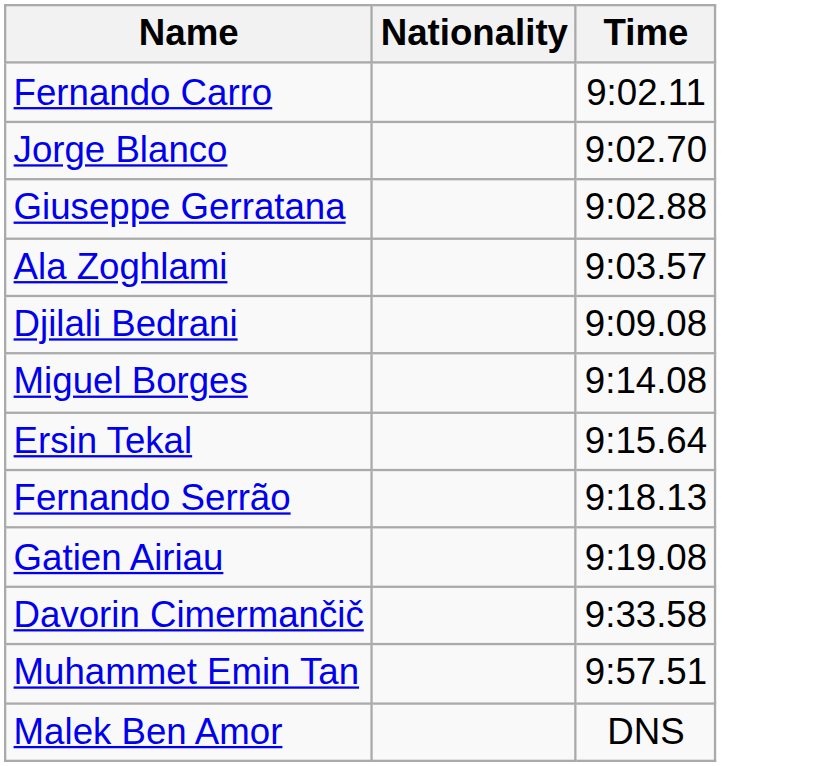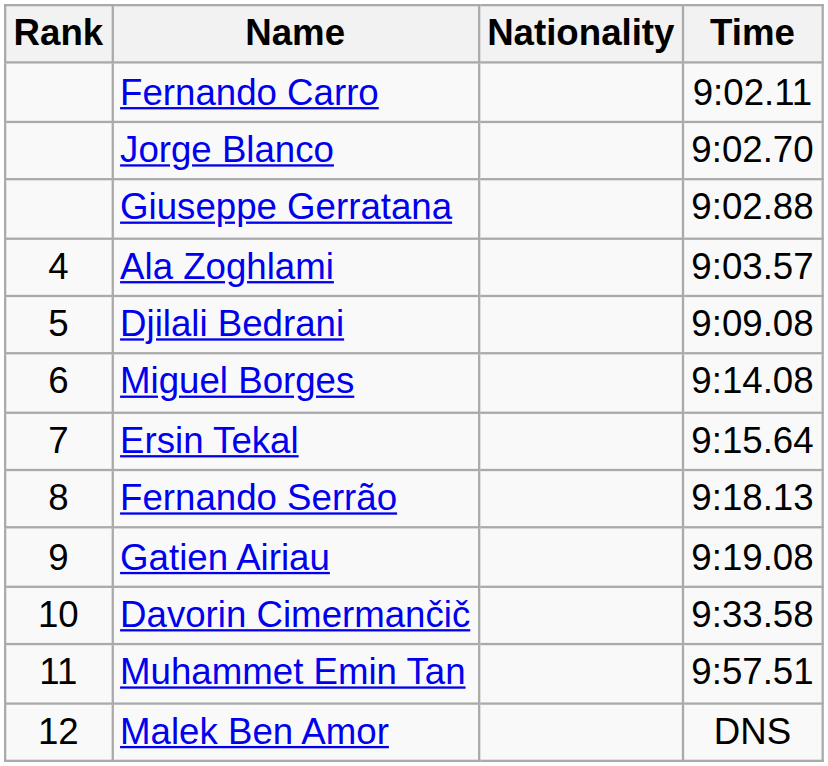+ column: (58, 33)
